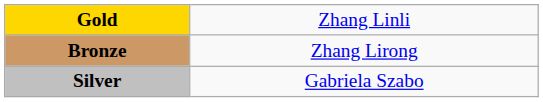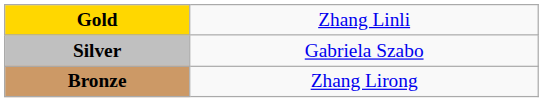rows swapped: (97, 81) <-> (97, 50)
